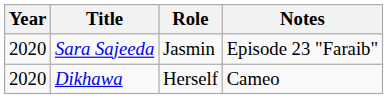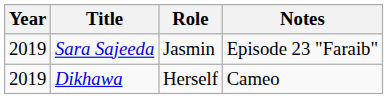(28, 49) 2020 -> (28, 49) 2019
(28, 78) 2020 -> (28, 78) 2019
